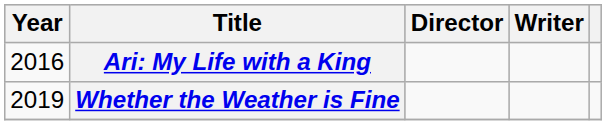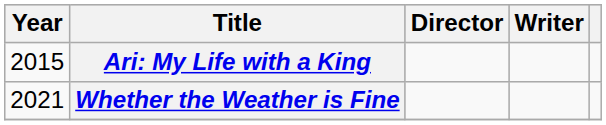(37, 61) 2016 -> (37, 61) 2015
(37, 100) 2019 -> (37, 100) 2021
